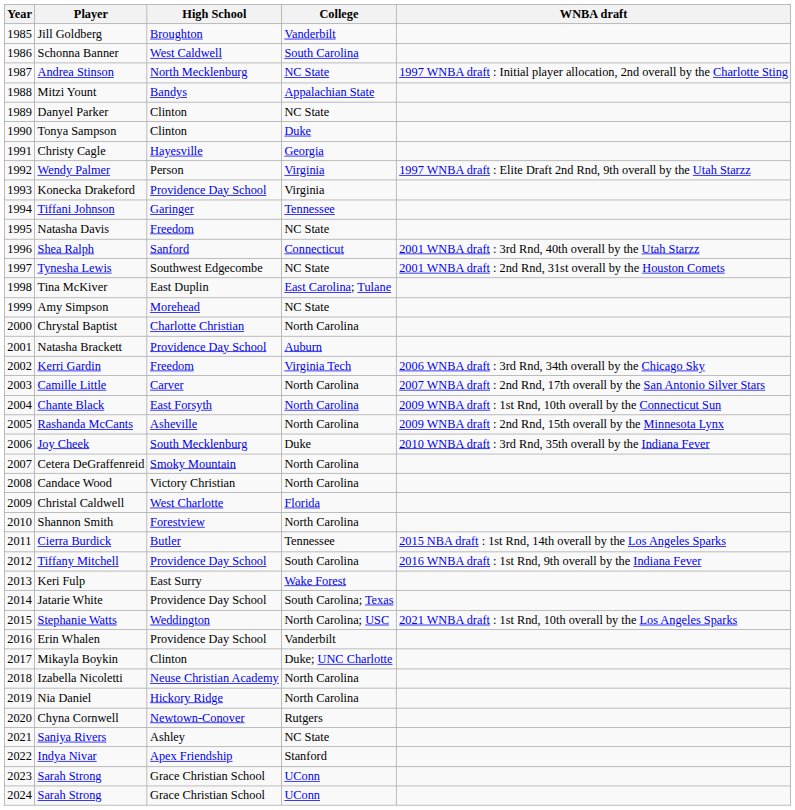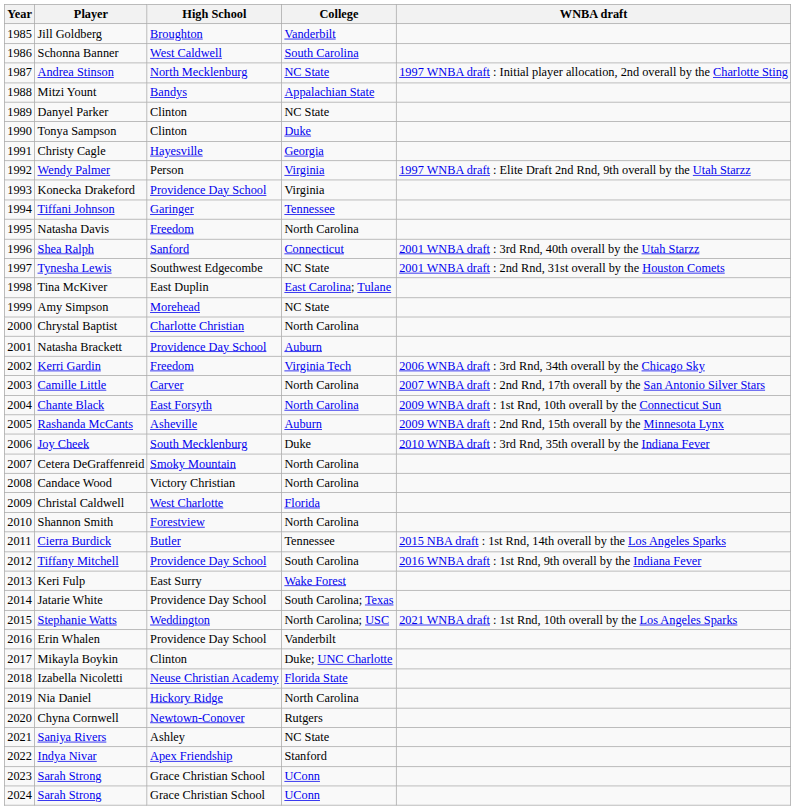(307, 229) NC State -> (321, 229) North Carolina
(321, 424) North Carolina -> (303, 424) Auburn
(321, 678) North Carolina -> (316, 678) Florida State
